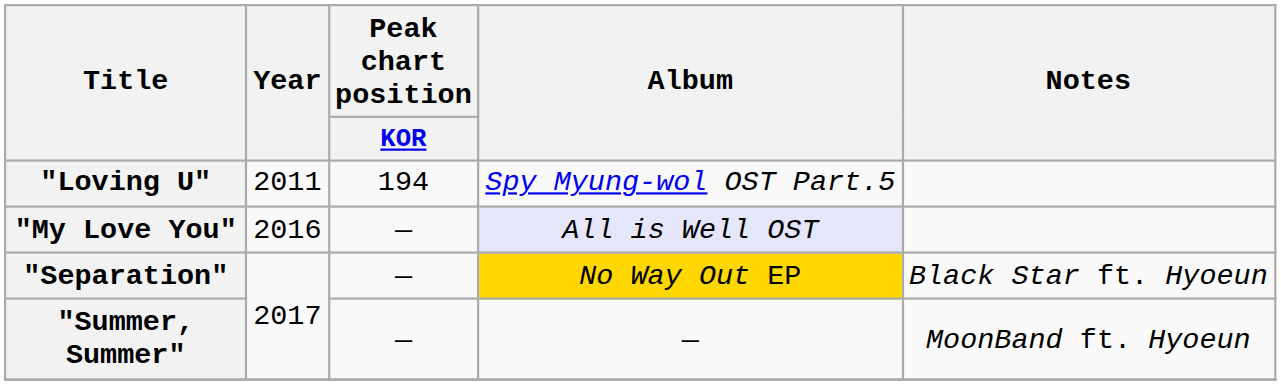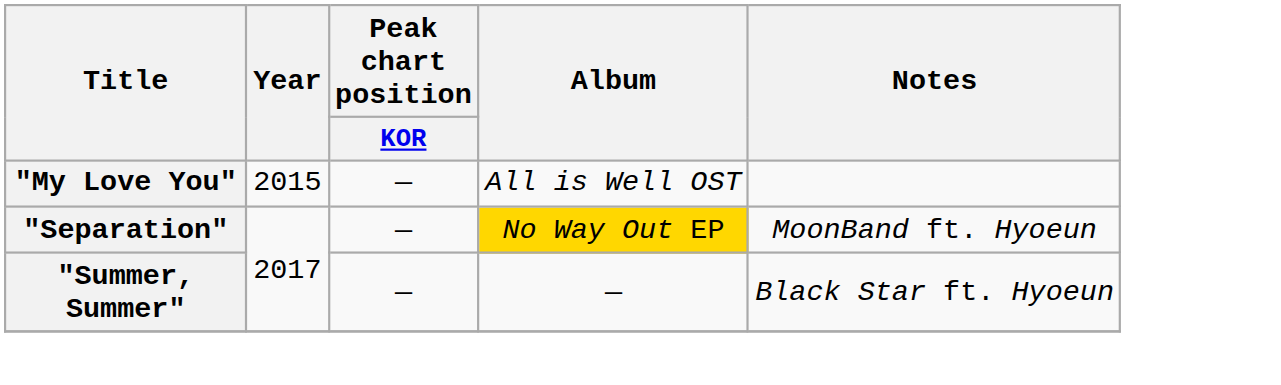- row: (126, 183)
(287, 230) 2016 -> (287, 183) 2015
(690, 230) lavender background -> (613, 183) no background
(1088, 276) Black Star ft. Hyoeun -> (935, 230) MoonBand ft. Hyoeun
(1088, 339) MoonBand ft. Hyoeun -> (935, 293) Black Star ft. Hyoeun
